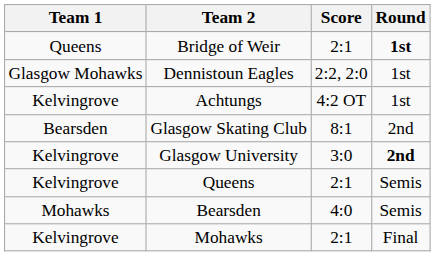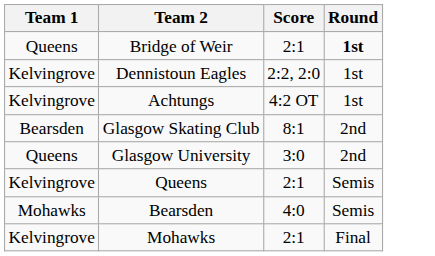(75, 73) Glasgow Mohawks -> (52, 73) Kelvingrove
(75, 155) Kelvingrove -> (52, 155) Queens
(401, 155) bold -> (353, 155) normal
